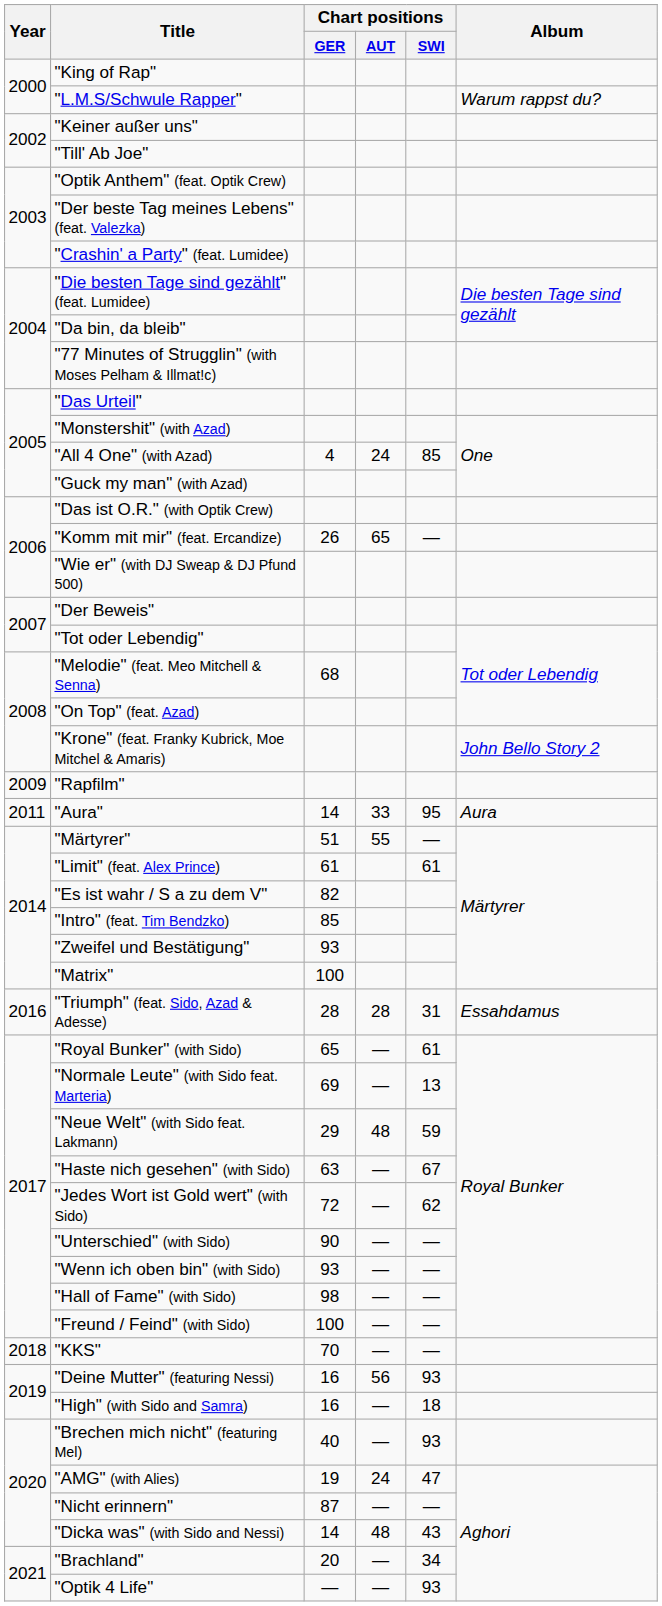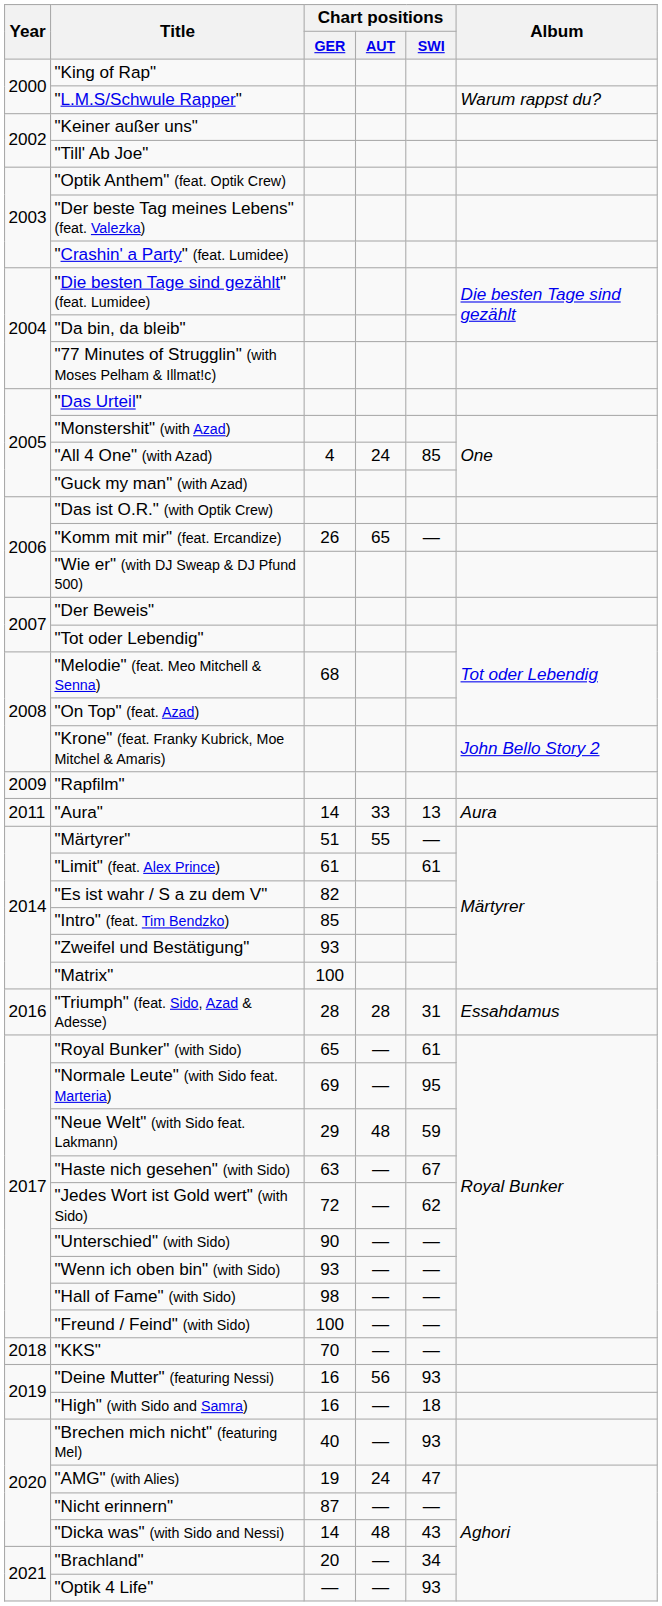(431, 812) 95 -> (431, 812) 13
(431, 1085) 13 -> (431, 1085) 95
